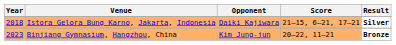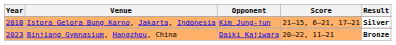(249, 22) Daiki Kajiwara -> (245, 22) Kim Jung-jun
(245, 34) Kim Jung-jun -> (249, 34) Daiki Kajiwara
